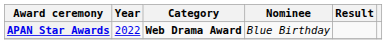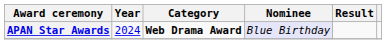(128, 30) 2022 -> (128, 30) 2024
(289, 30) no background -> (289, 30) lavender background
